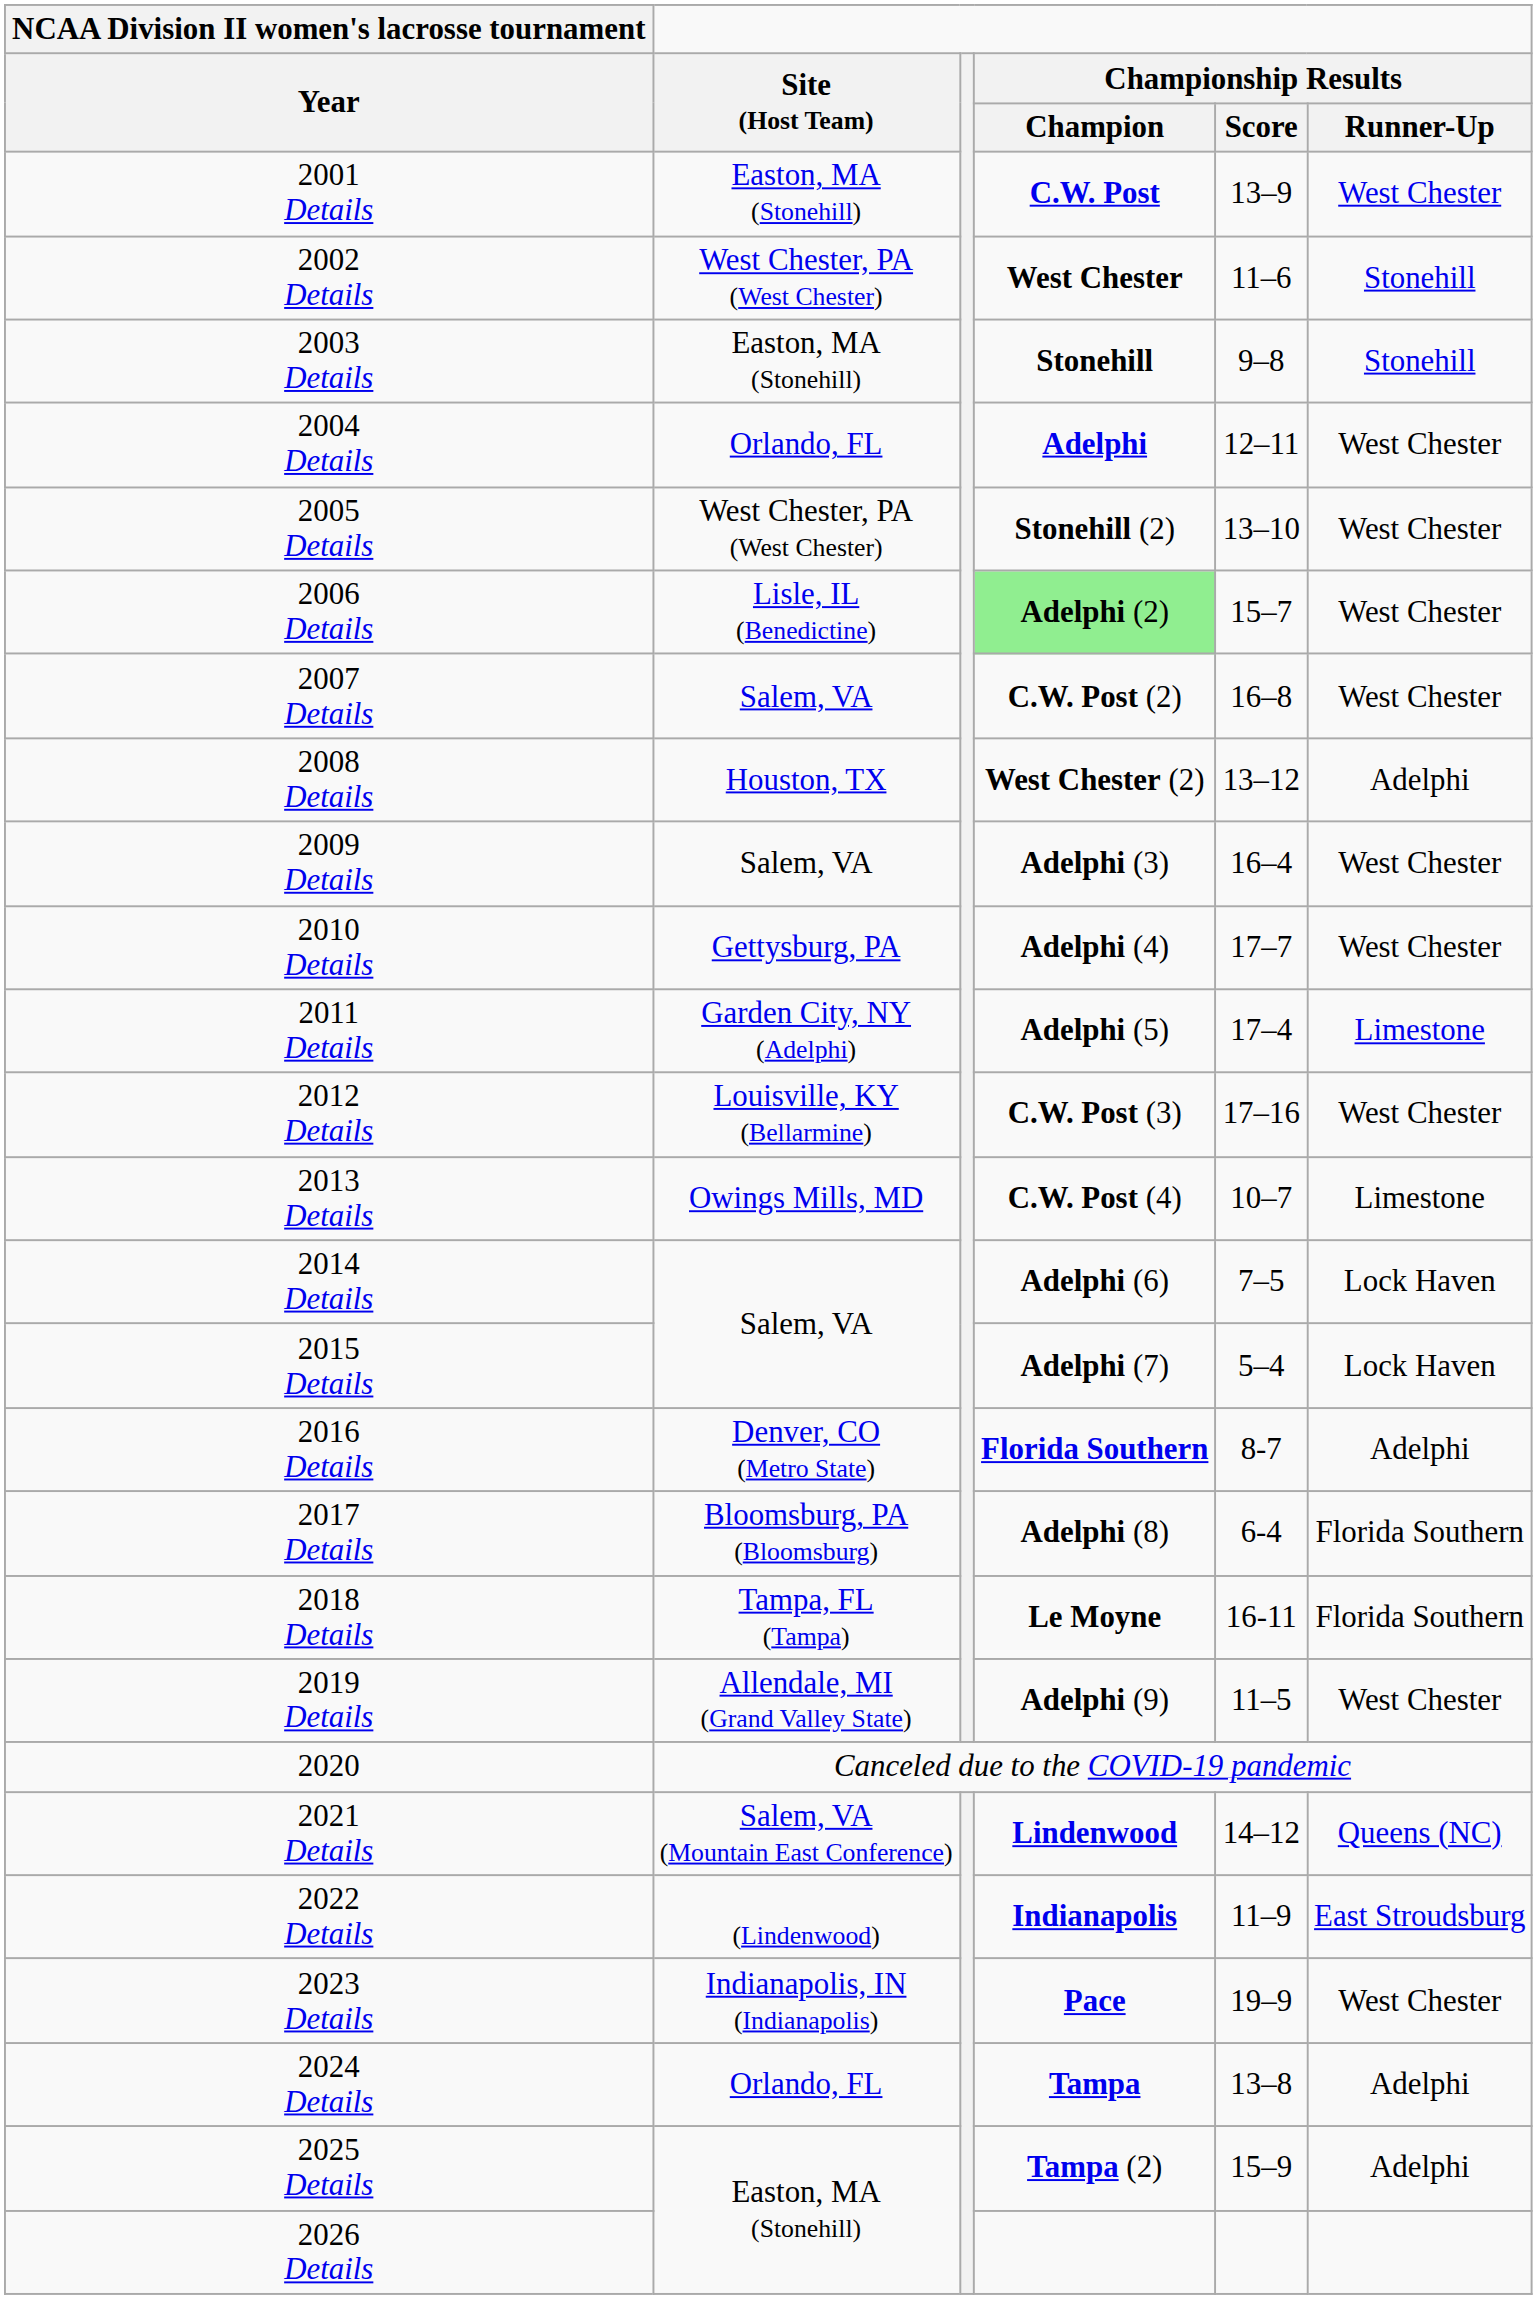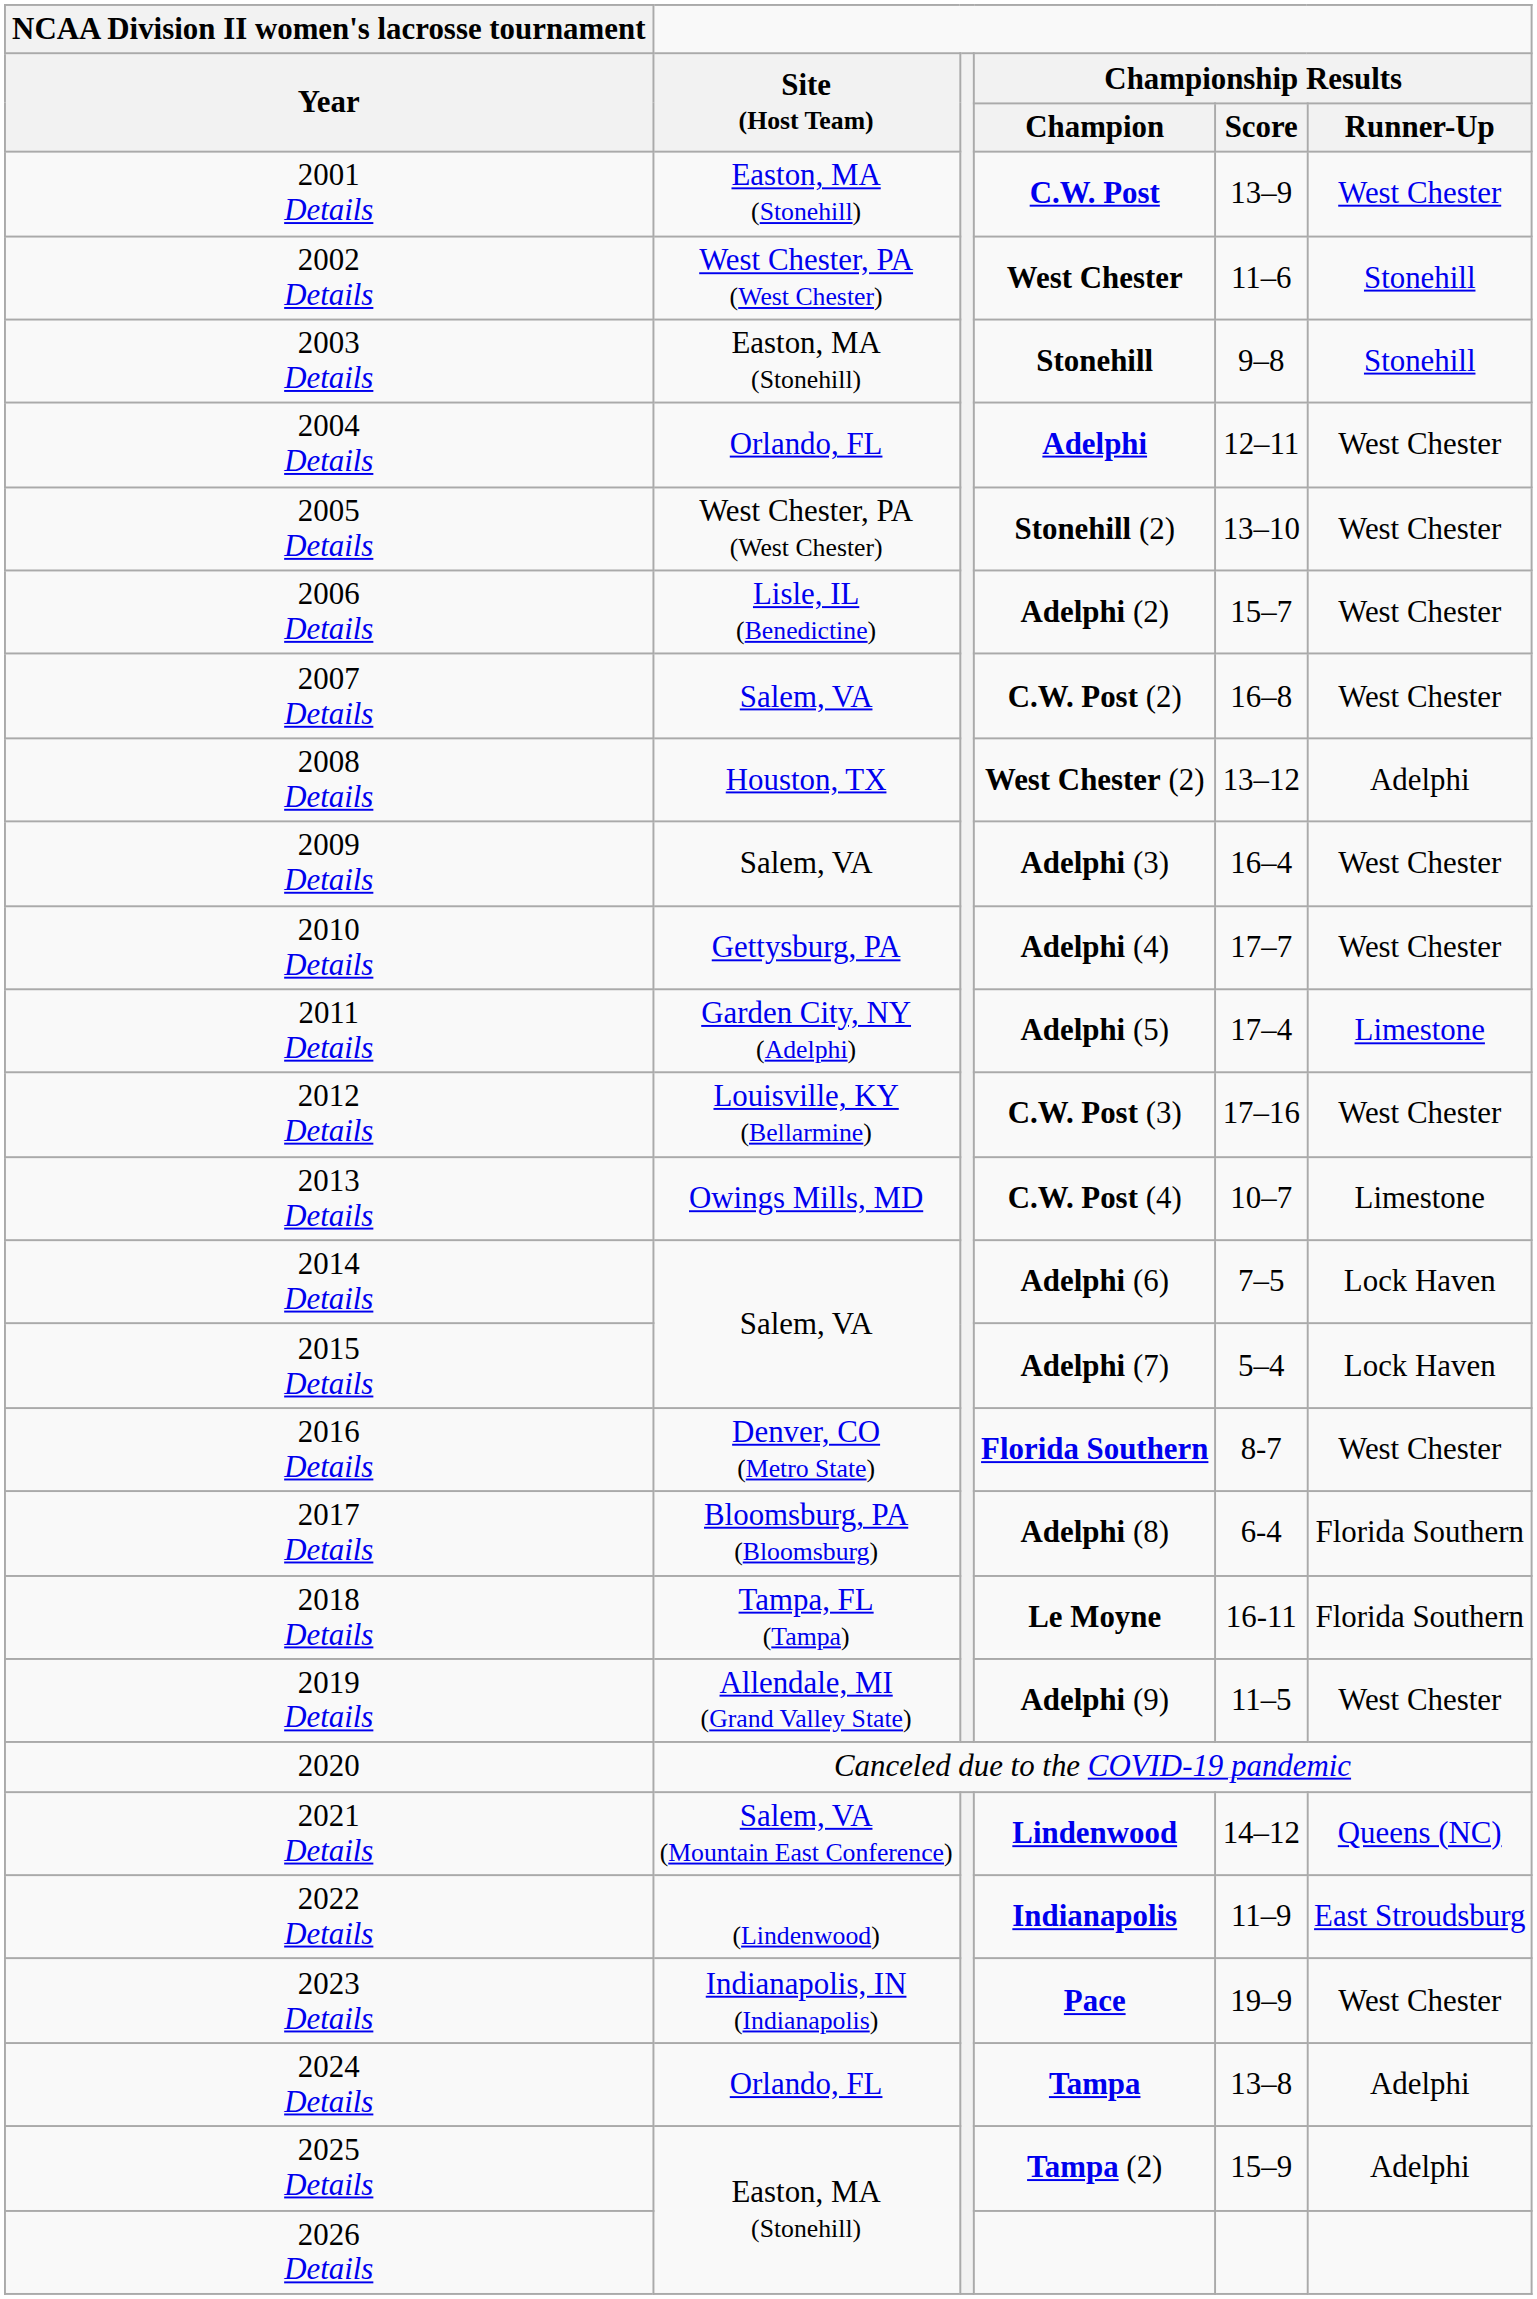(1095, 611) lightgreen background -> (1095, 611) no background
(1420, 1448) Adelphi -> (1420, 1448) West Chester
